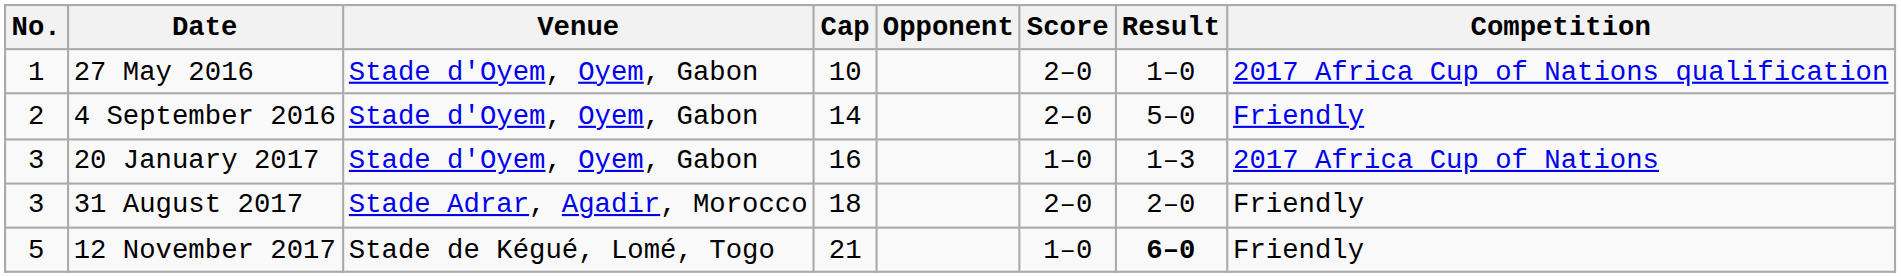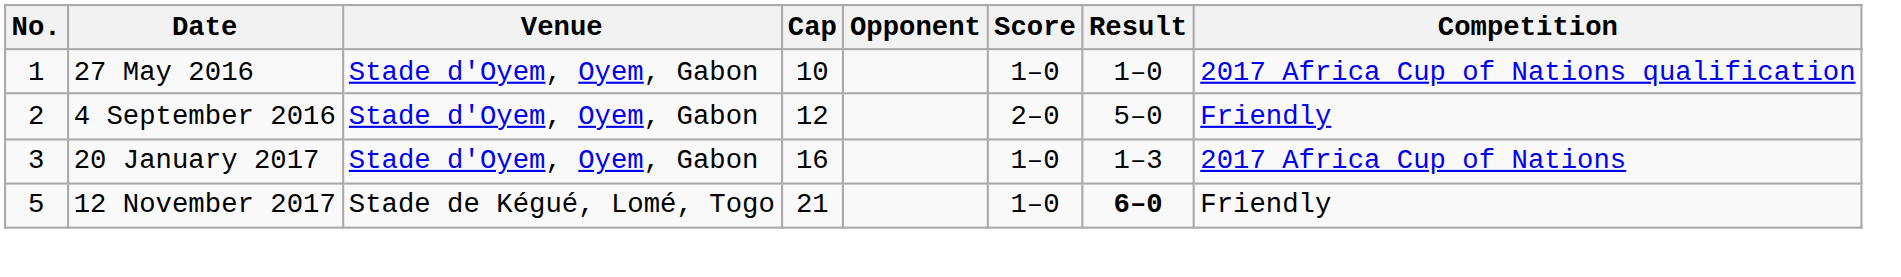(1068, 72) 2–0 -> (1035, 72) 1–0
(845, 116) 14 -> (812, 116) 12
- row: (188, 205)
